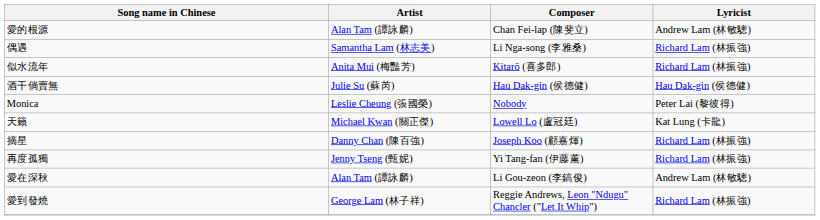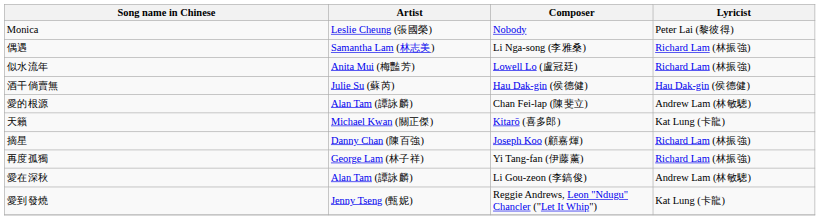rows swapped: (23, 103) <-> (28, 29)
(527, 66) Kitarō (喜多郎) -> (535, 66) Lowell Lo (盧冠廷)
(535, 122) Lowell Lo (盧冠廷) -> (527, 122) Kitarō (喜多郎)
(372, 158) Jenny Tseng (甄妮) -> (377, 158) George Lam (林子祥)
(377, 200) George Lam (林子祥) -> (372, 200) Jenny Tseng (甄妮)
(703, 200) Richard Lam (林振強) -> (690, 200) Kat Lung (卡龍)
